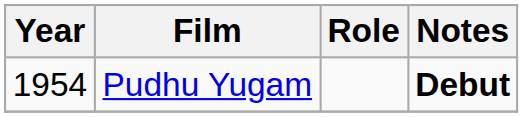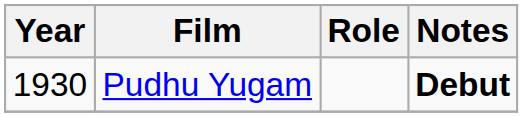(50, 84) 1954 -> (50, 84) 1930
